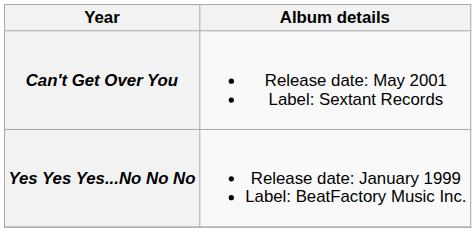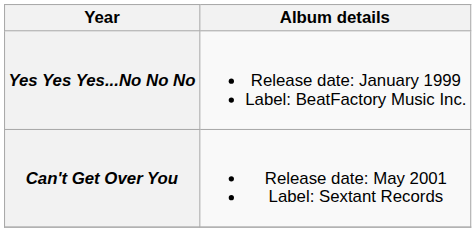rows swapped: (102, 178) <-> (102, 80)
